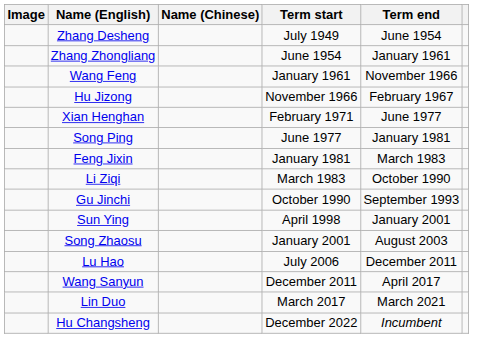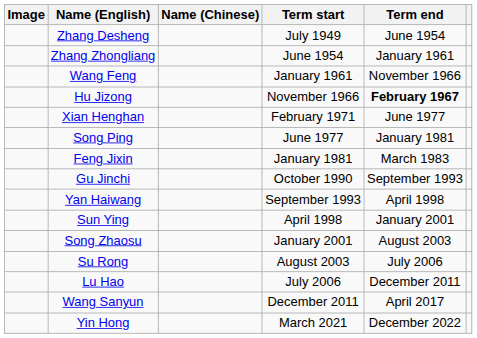(411, 96) normal -> (415, 96) bold
- row: (103, 179)
+ row: (103, 199)
+ row: (103, 261)
- row: (103, 302)
+ row: (103, 323)
- row: (103, 323)
